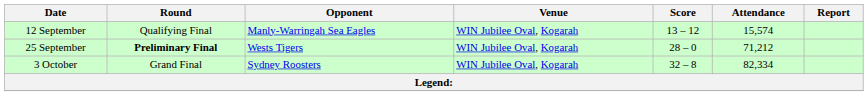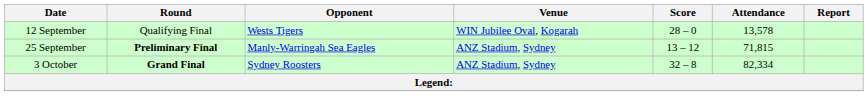(311, 30) Manly-Warringah Sea Eagles -> (275, 30) Wests Tigers
(683, 30) 13 – 12 -> (683, 30) 28 – 0
(758, 30) 15,574 -> (758, 30) 13,578
(275, 47) Wests Tigers -> (311, 47) Manly-Warringah Sea Eagles
(517, 47) WIN Jubilee Oval, Kogarah -> (506, 47) ANZ Stadium, Sydney
(683, 47) 28 – 0 -> (683, 47) 13 – 12
(758, 47) 71,212 -> (758, 47) 71,815
(176, 64) normal -> (176, 64) bold
(517, 64) WIN Jubilee Oval, Kogarah -> (506, 64) ANZ Stadium, Sydney
